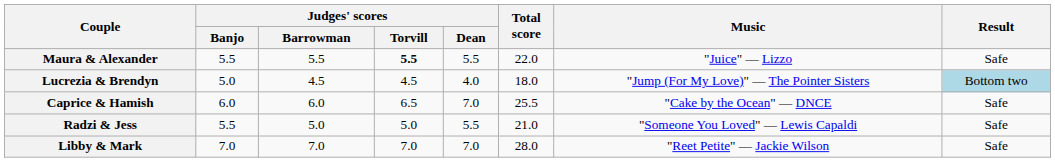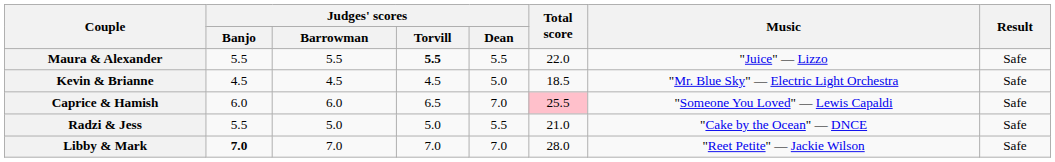- row: (100, 81)
+ row: (105, 81)
(526, 103) no background -> (558, 103) pink background
(748, 103) "Cake by the Ocean" — DNCE -> (784, 103) "Someone You Loved" — Lewis Capaldi
(748, 125) "Someone You Loved" — Lewis Capaldi -> (784, 125) "Cake by the Ocean" — DNCE
(227, 146) normal -> (239, 146) bold
